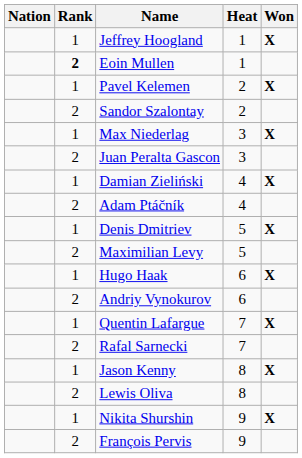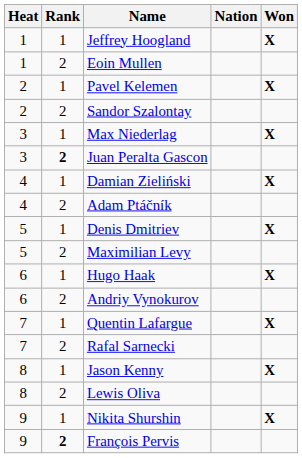columns swapped: (242, 16) <-> (29, 16)
(75, 63) bold -> (63, 63) normal
(75, 157) normal -> (63, 157) bold
(75, 441) normal -> (63, 441) bold
